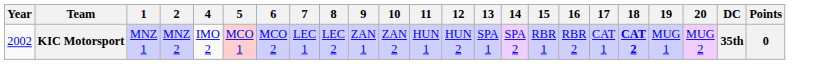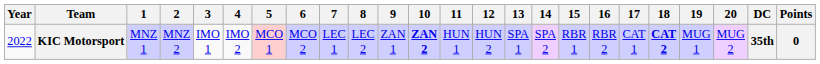+ column: (208, 14)
(20, 41) 2002 -> (20, 41) 2022
(394, 41) normal -> (424, 41) bold
